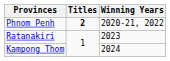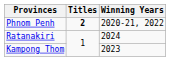(111, 37) 2023 -> (111, 37) 2024
(111, 50) 2024 -> (111, 50) 2023
